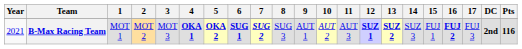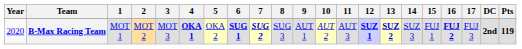(15, 31) 2021 -> (15, 31) 2020
(216, 31) bold -> (215, 31) normal
(508, 31) 116 -> (508, 31) 119
